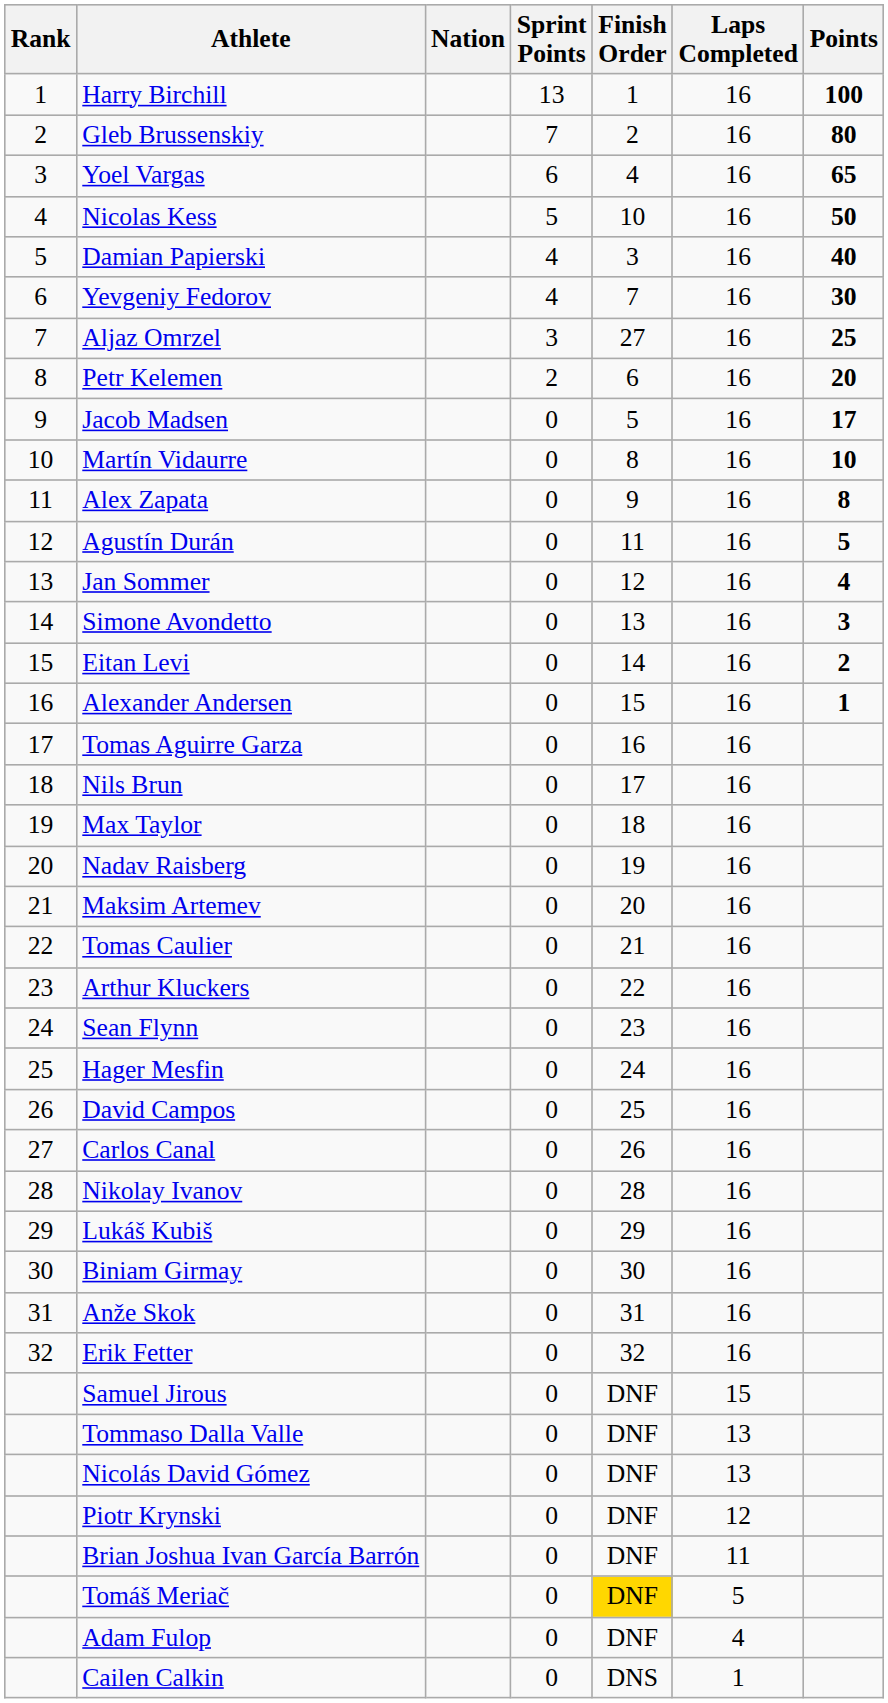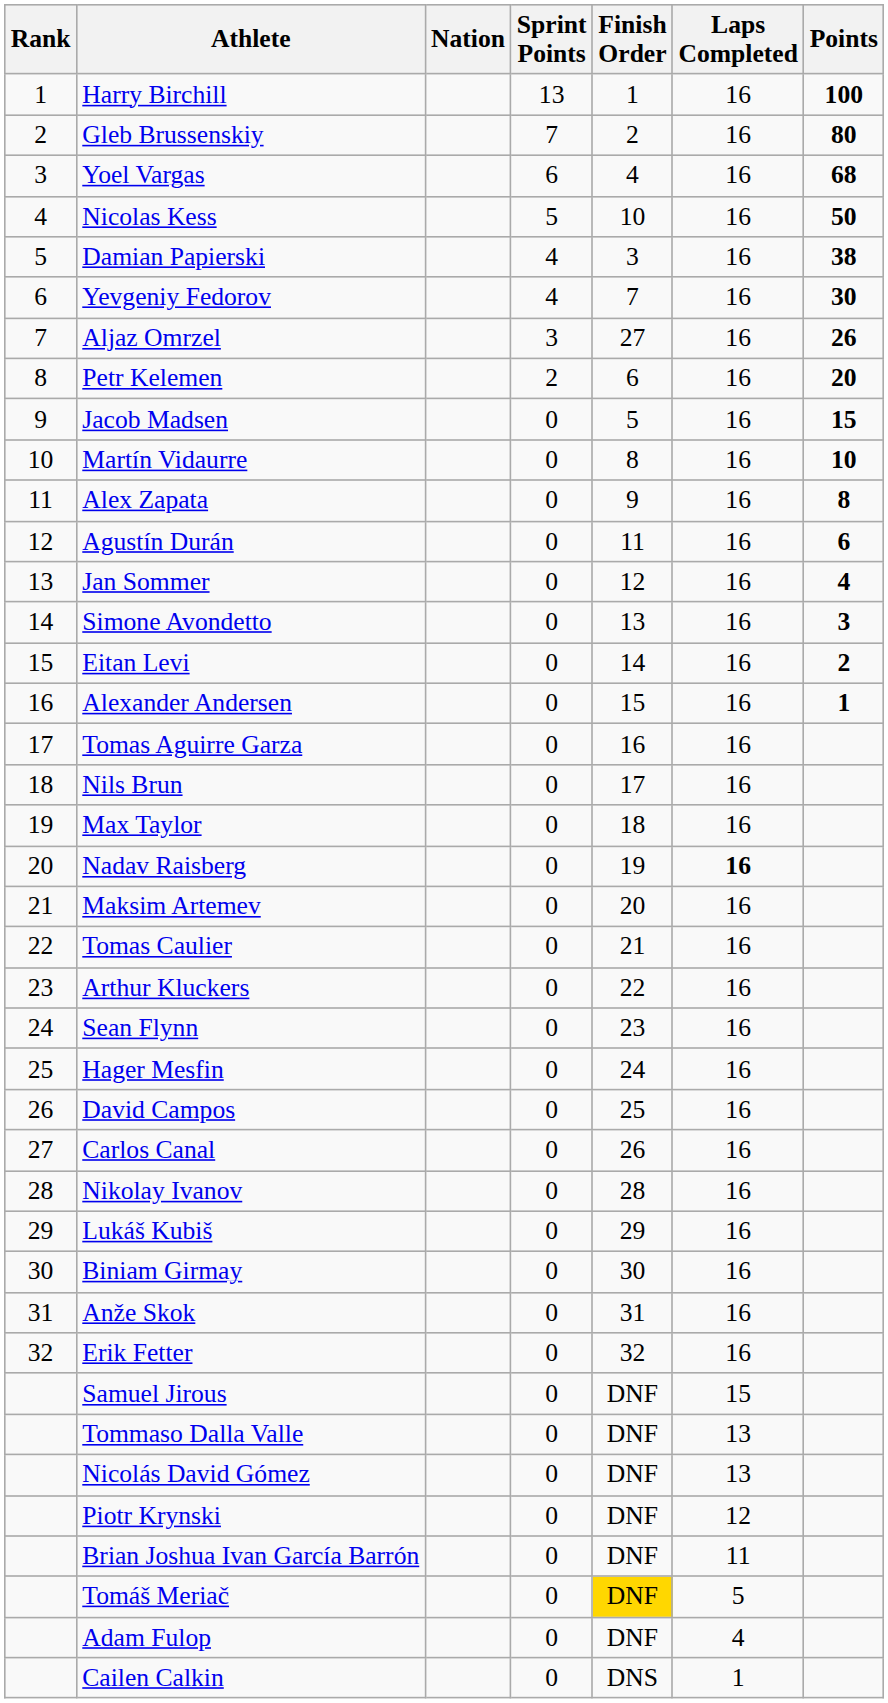(844, 175) 65 -> (844, 175) 68
(844, 256) 40 -> (844, 256) 38
(844, 337) 25 -> (844, 337) 26
(844, 418) 17 -> (844, 418) 15
(844, 540) 5 -> (844, 540) 6
(738, 865) normal -> (738, 865) bold
